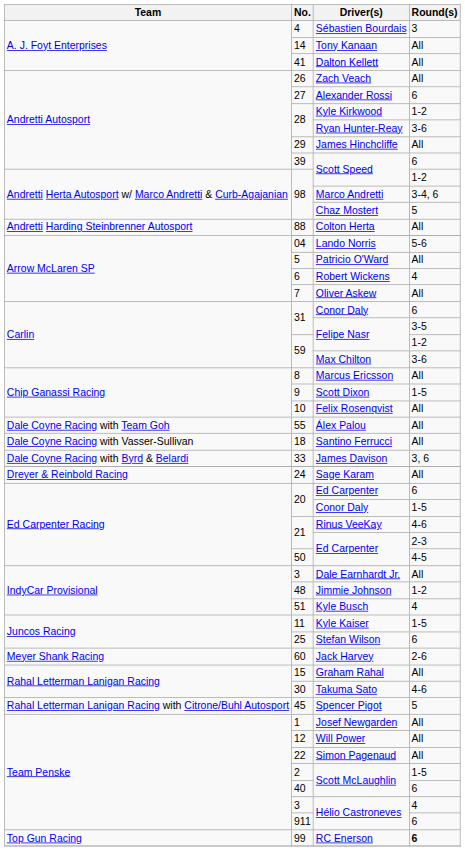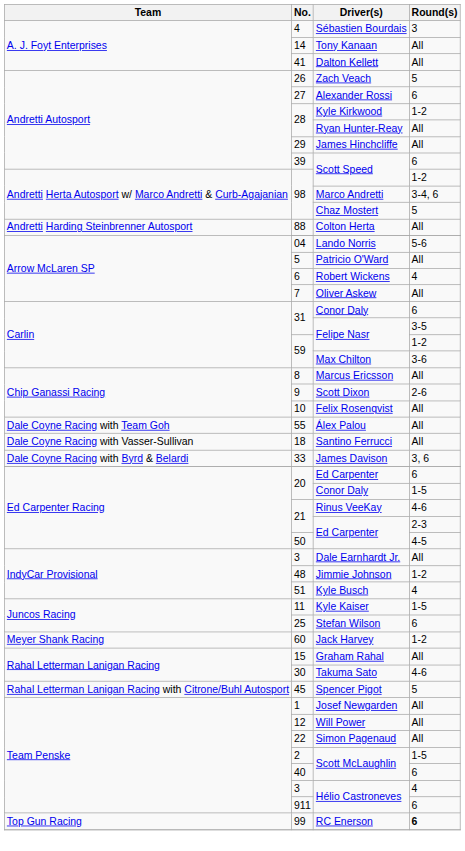(417, 78) All -> (415, 78) 5
(419, 128) 3-6 -> (417, 128) All
(419, 392) 1-5 -> (419, 392) 2-6
- row: (300, 474)
(419, 656) 2-6 -> (419, 639) 1-2
